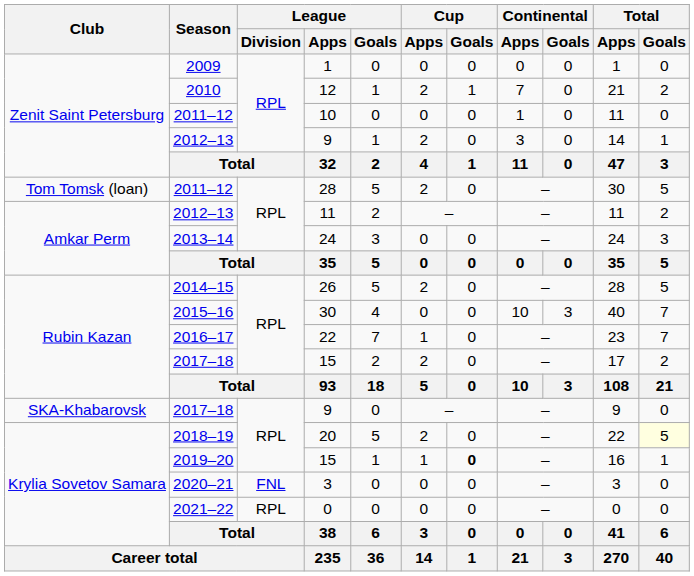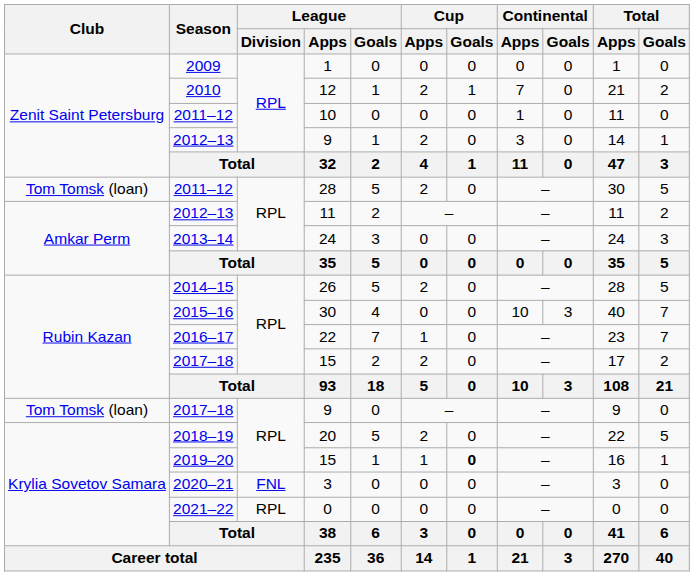(87, 410) SKA-Khabarovsk -> (87, 410) Tom Tomsk (loan)
(664, 435) lightyellow background -> (664, 435) no background
